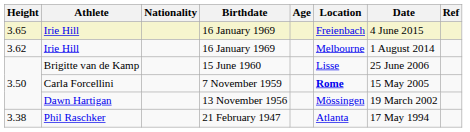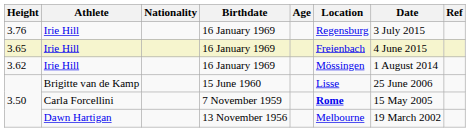+ row: (17, 30)
(340, 48) Melbourne -> (340, 65) Mössingen
(340, 100) Mössingen -> (340, 118) Melbourne
- row: (17, 118)
